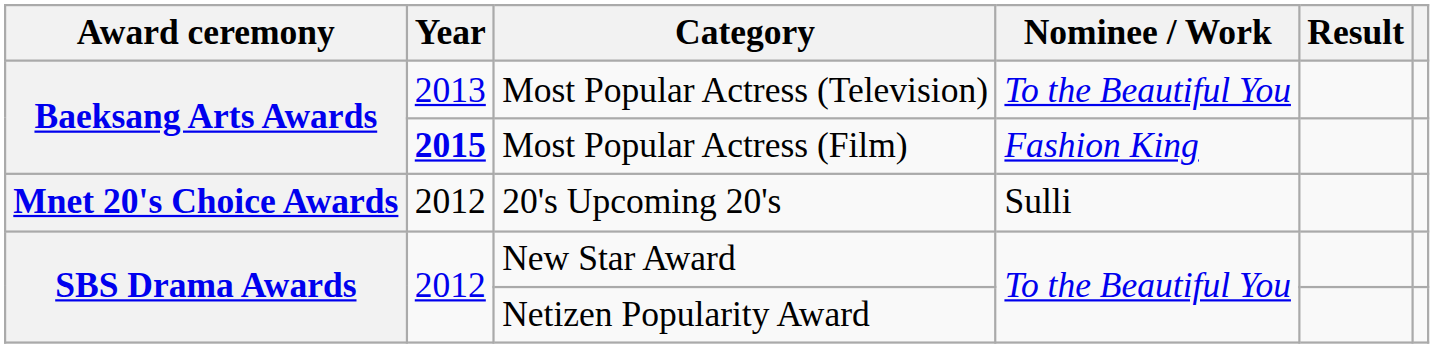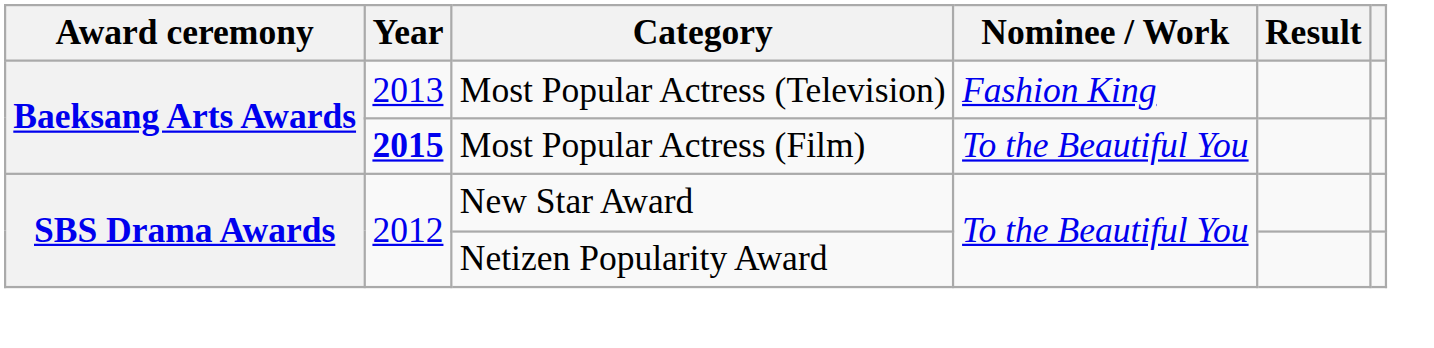(1148, 88) To the Beautiful You -> (1059, 88) Fashion King
(1102, 145) Fashion King -> (1105, 145) To the Beautiful You
- row: (642, 201)
